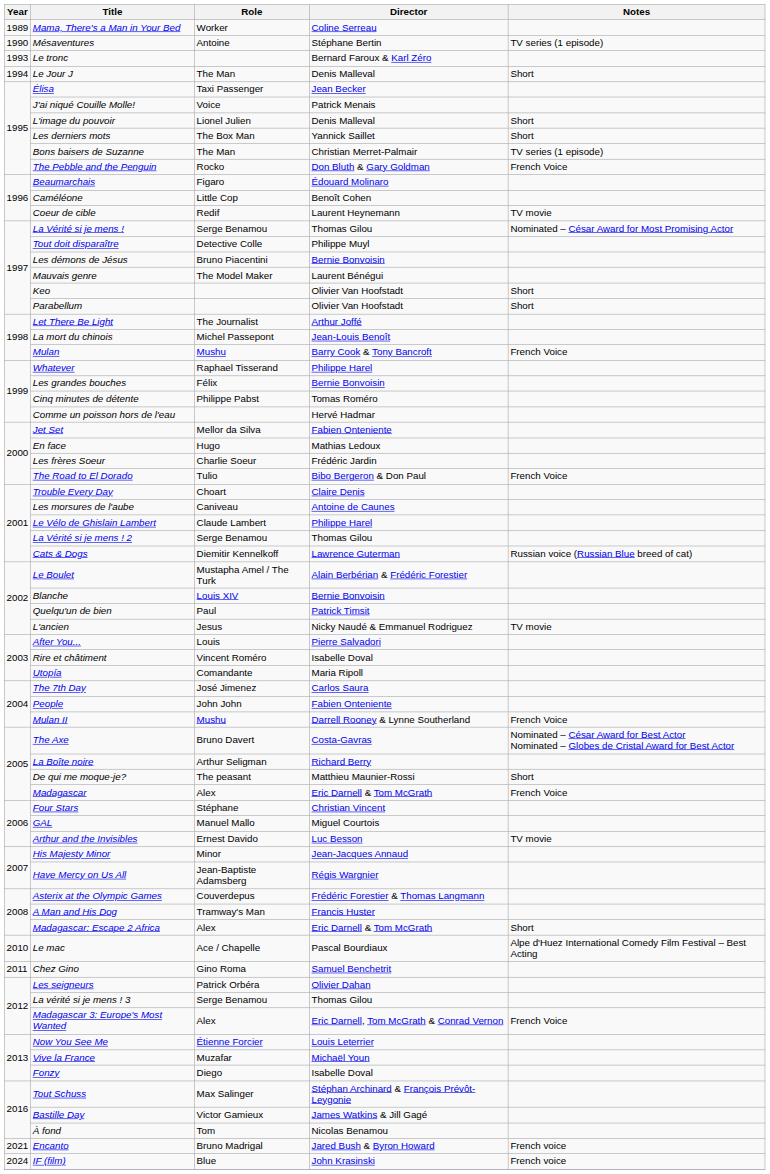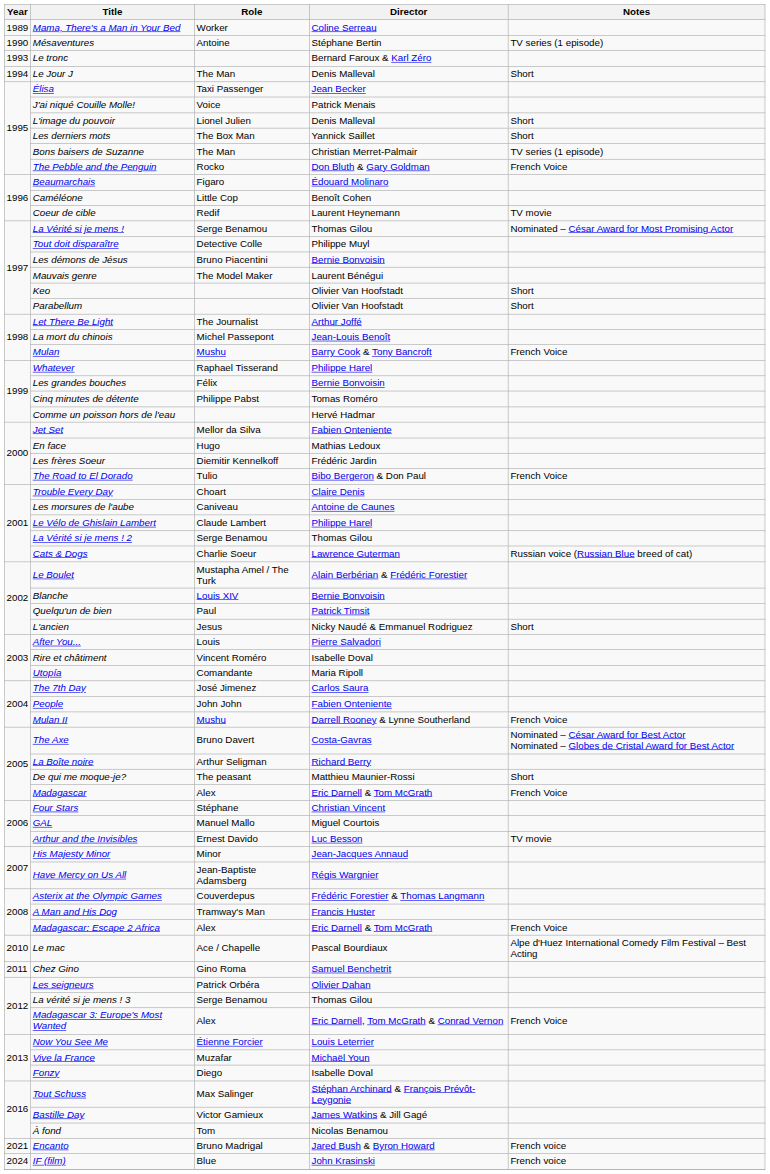(226, 461) Charlie Soeur -> (237, 461) Diemitir Kennelkoff
(237, 553) Diemitir Kennelkoff -> (226, 553) Charlie Soeur
(531, 626) TV movie -> (522, 626) Short
(522, 927) Short -> (539, 927) French Voice
